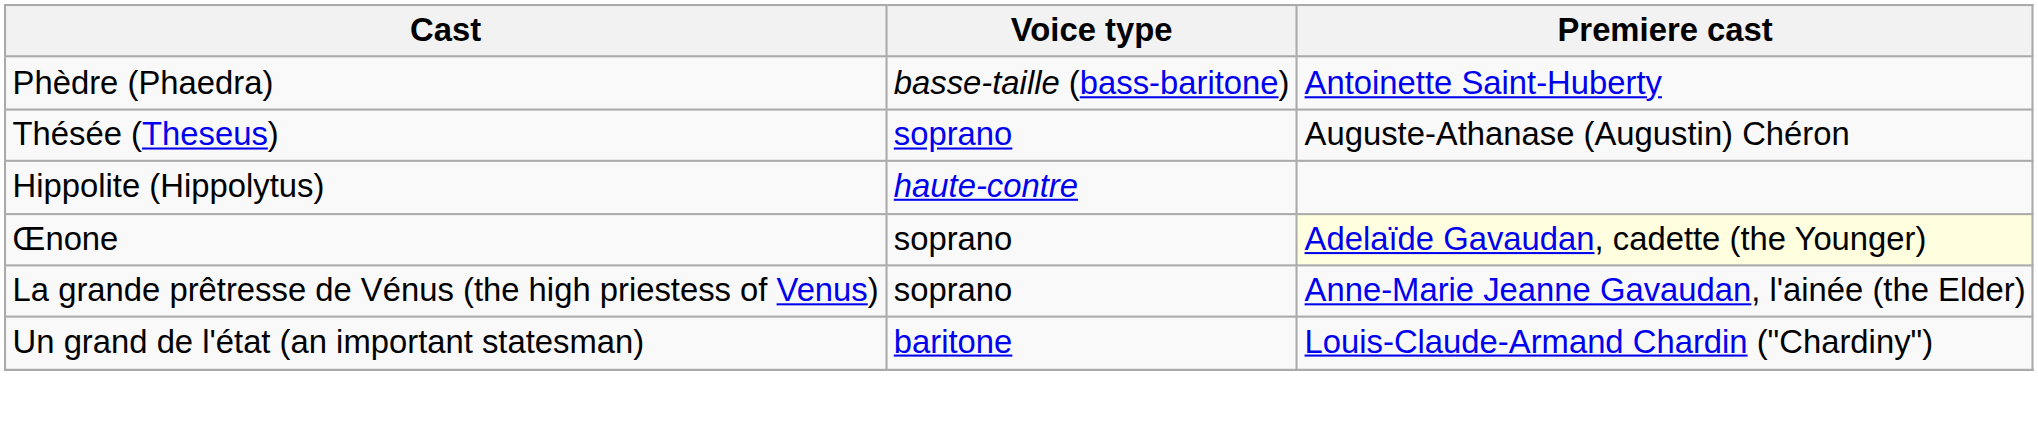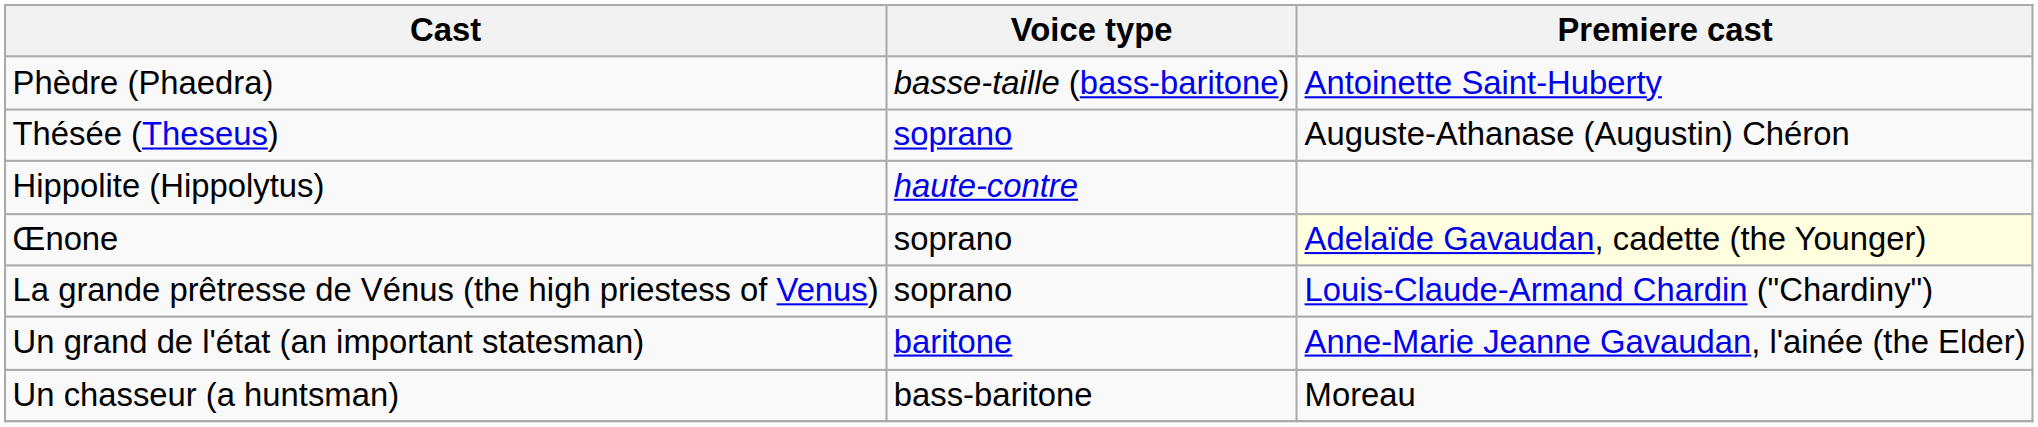(1665, 290) Anne-Marie Jeanne Gavaudan, l'ainée (the Elder) -> (1619, 290) Louis-Claude-Armand Chardin ("Chardiny")
(1619, 342) Louis-Claude-Armand Chardin ("Chardiny") -> (1665, 342) Anne-Marie Jeanne Gavaudan, l'ainée (the Elder)
+ row: (206, 394)
